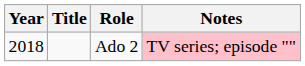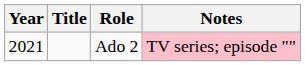(26, 46) 2018 -> (26, 46) 2021
